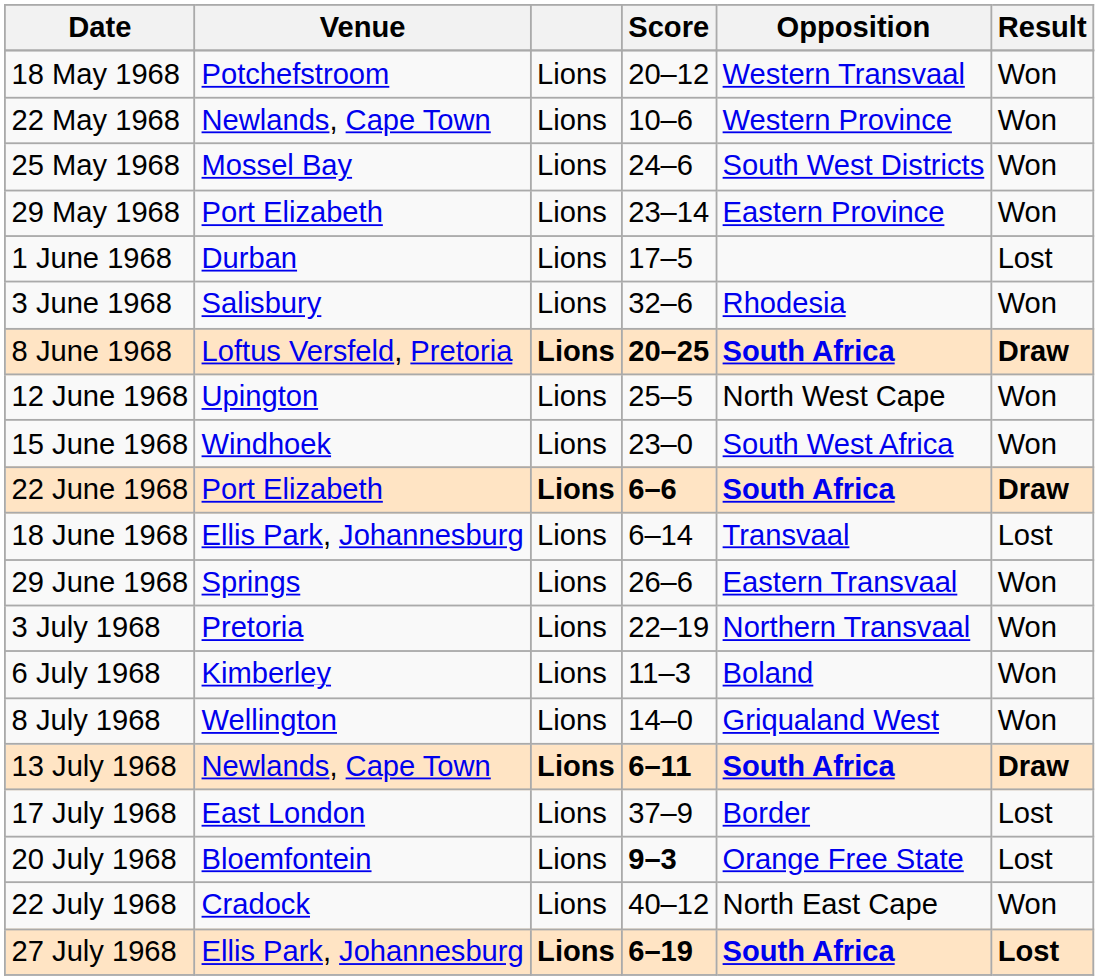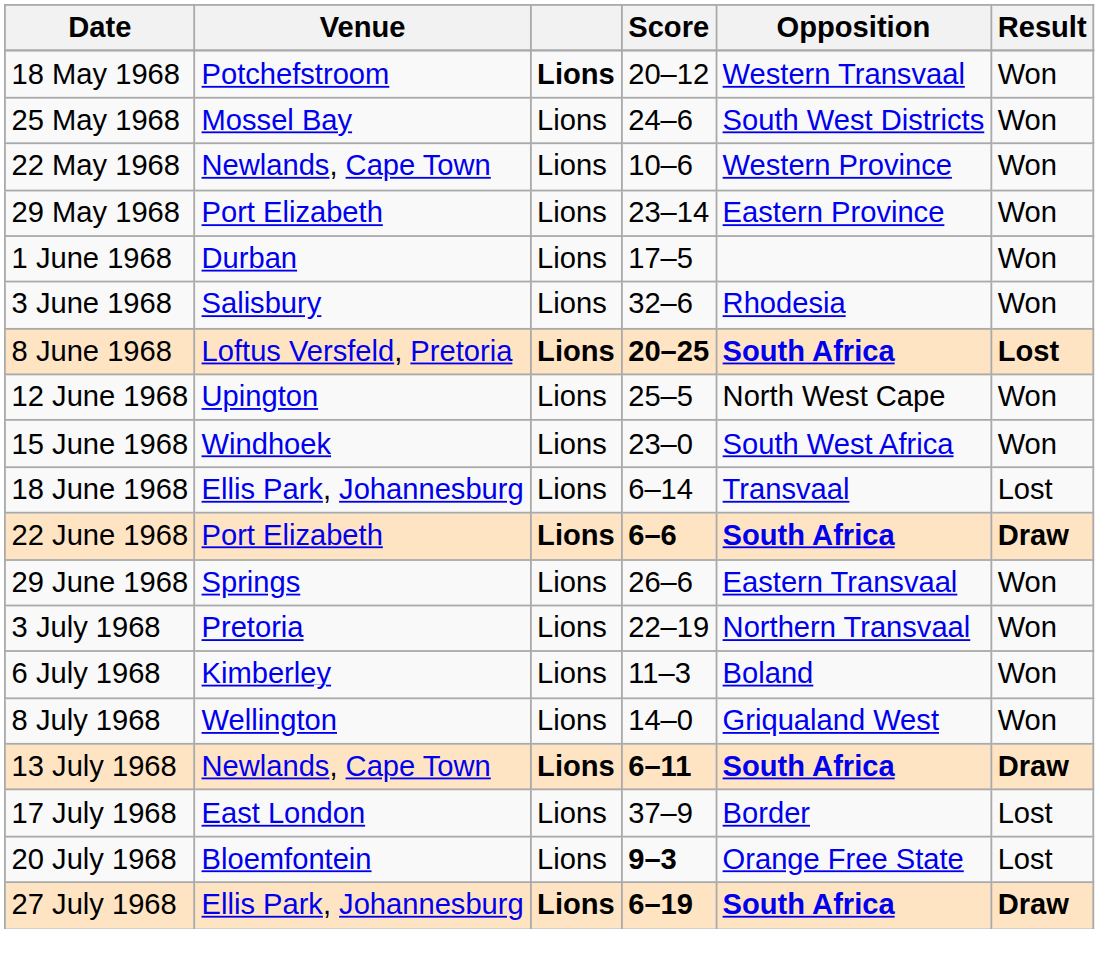(572, 73) normal -> (576, 73) bold
rows swapped: (96, 119) <-> (96, 166)
(1025, 258) Lost -> (1027, 258) Won
(1033, 350) Draw -> (1028, 350) Lost
rows swapped: (100, 535) <-> (100, 489)
- row: (94, 905)
(1028, 951) Lost -> (1033, 905) Draw
